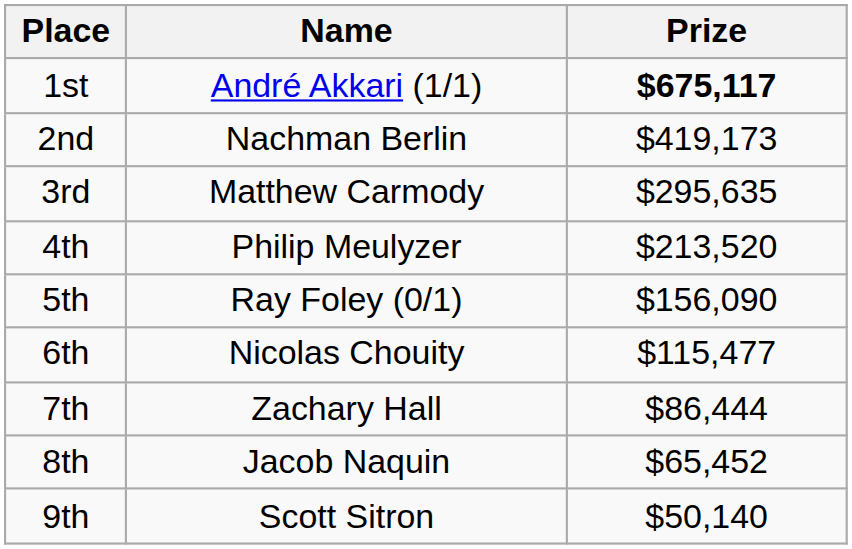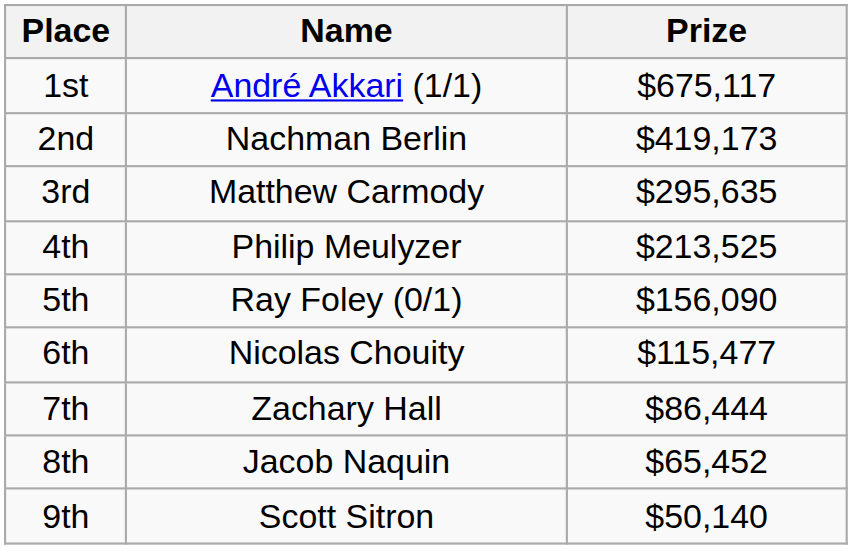(707, 85) bold -> (707, 85) normal
(707, 246) $213,520 -> (707, 246) $213,525
